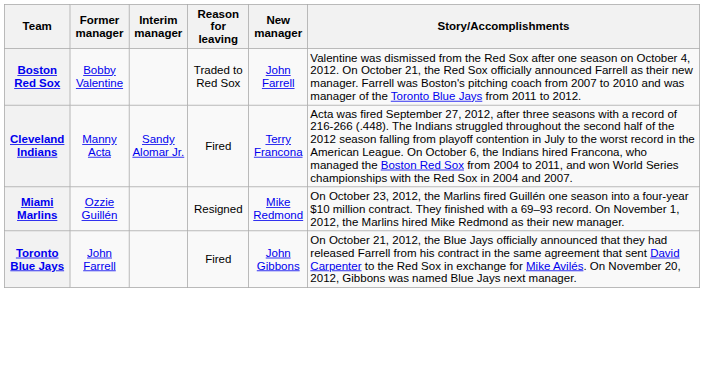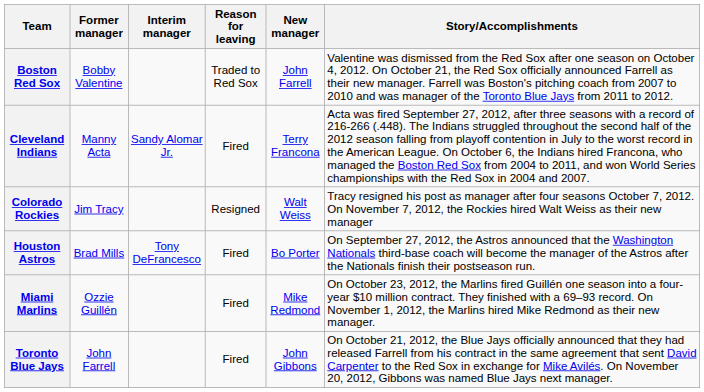+ row: (37, 209)
+ row: (37, 253)
(218, 209) Resigned -> (236, 303) Fired
